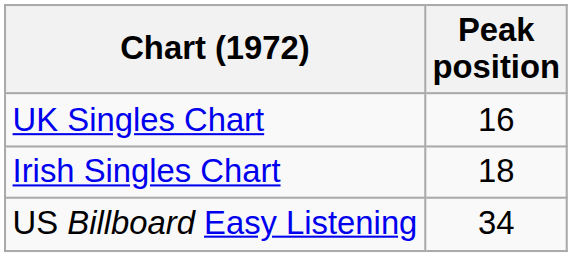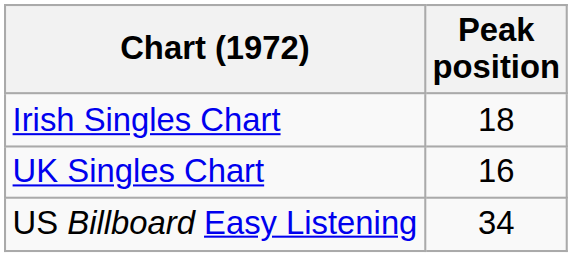rows swapped: (147, 171) <-> (138, 119)
